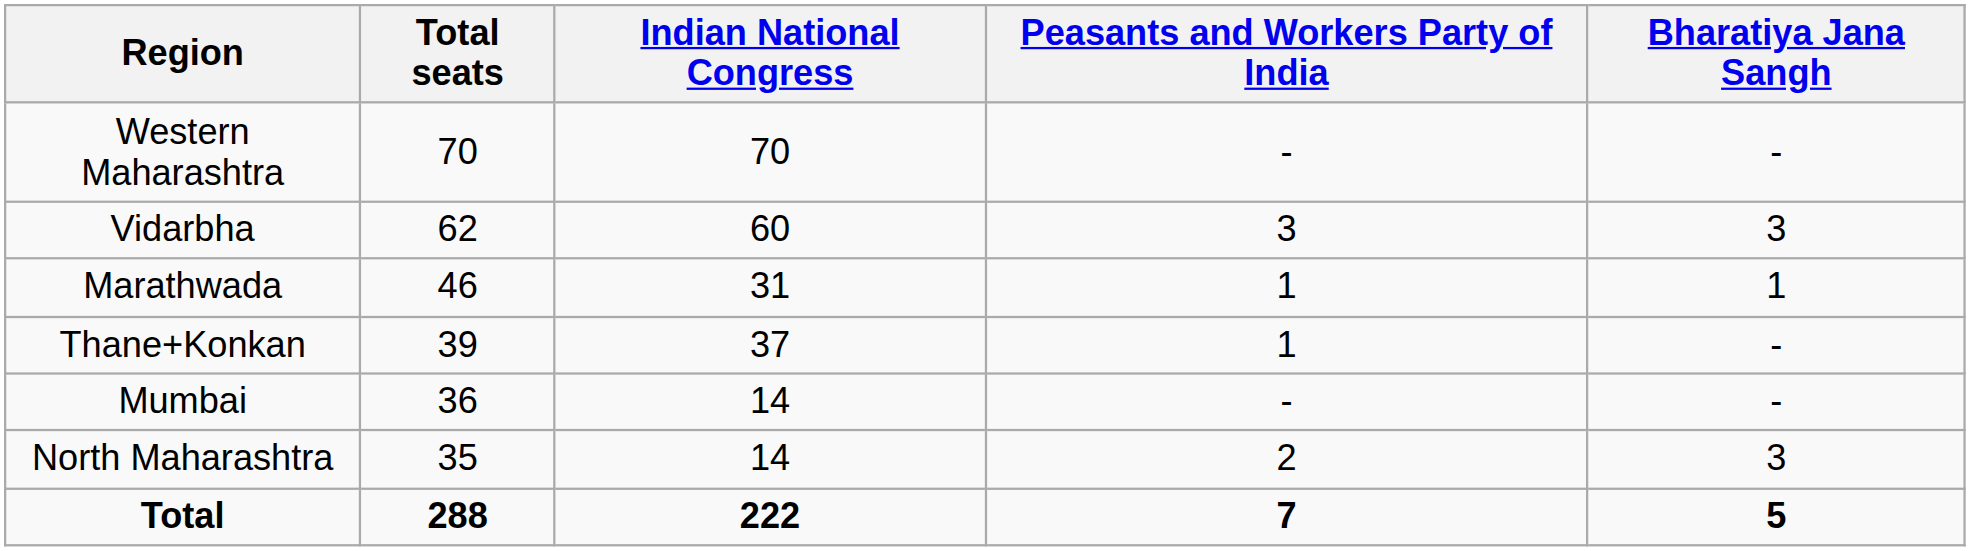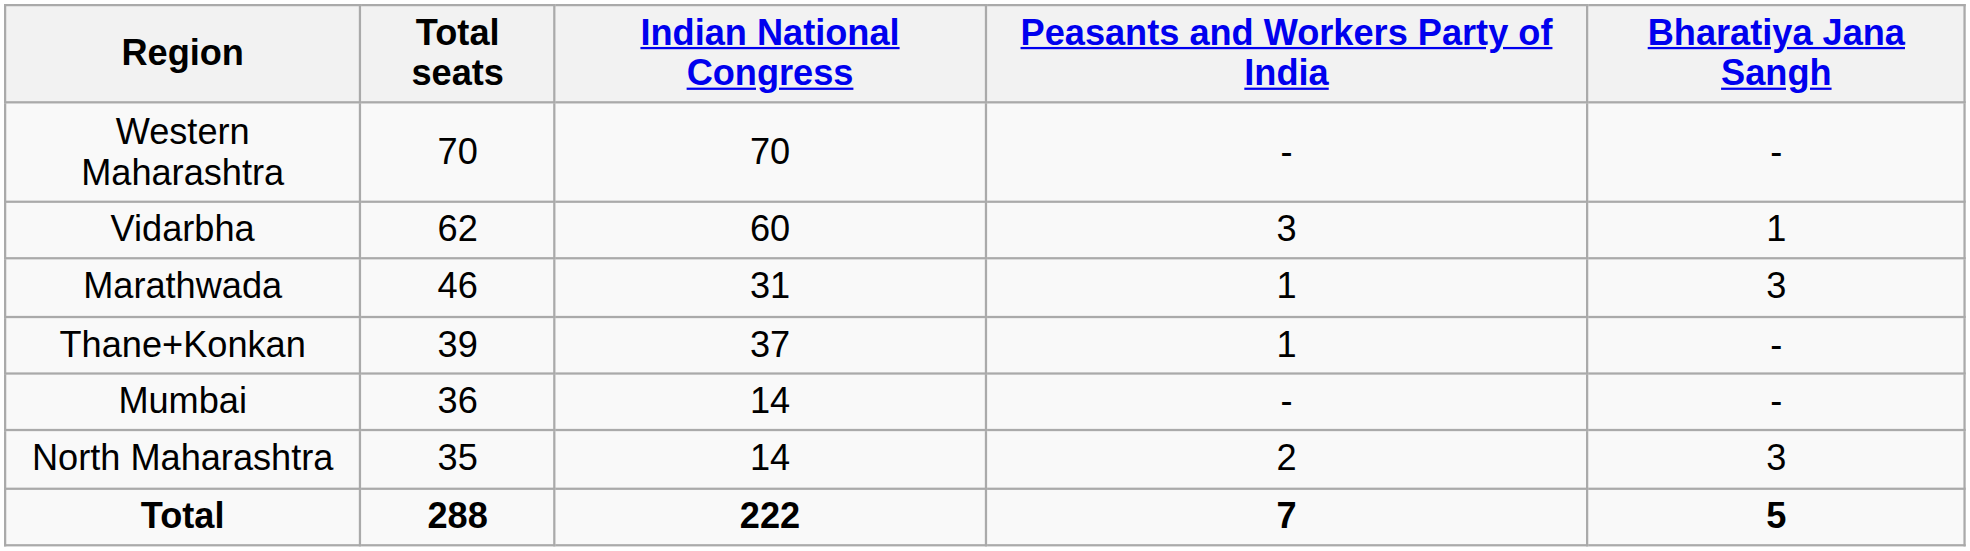(1776, 229) 3 -> (1776, 229) 1
(1776, 286) 1 -> (1776, 286) 3
